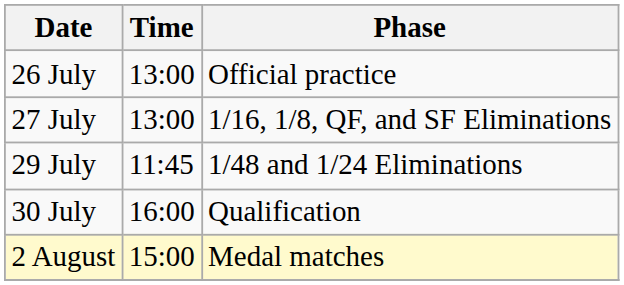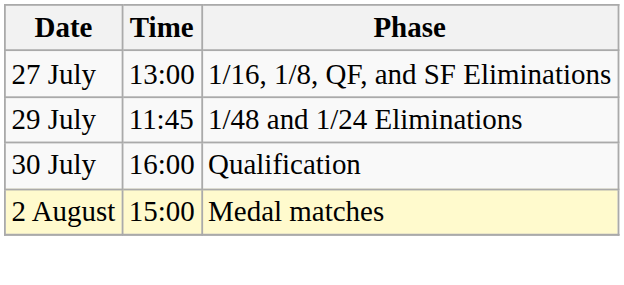- row: (54, 73)
